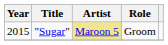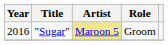(18, 31) 2015 -> (18, 31) 2016
